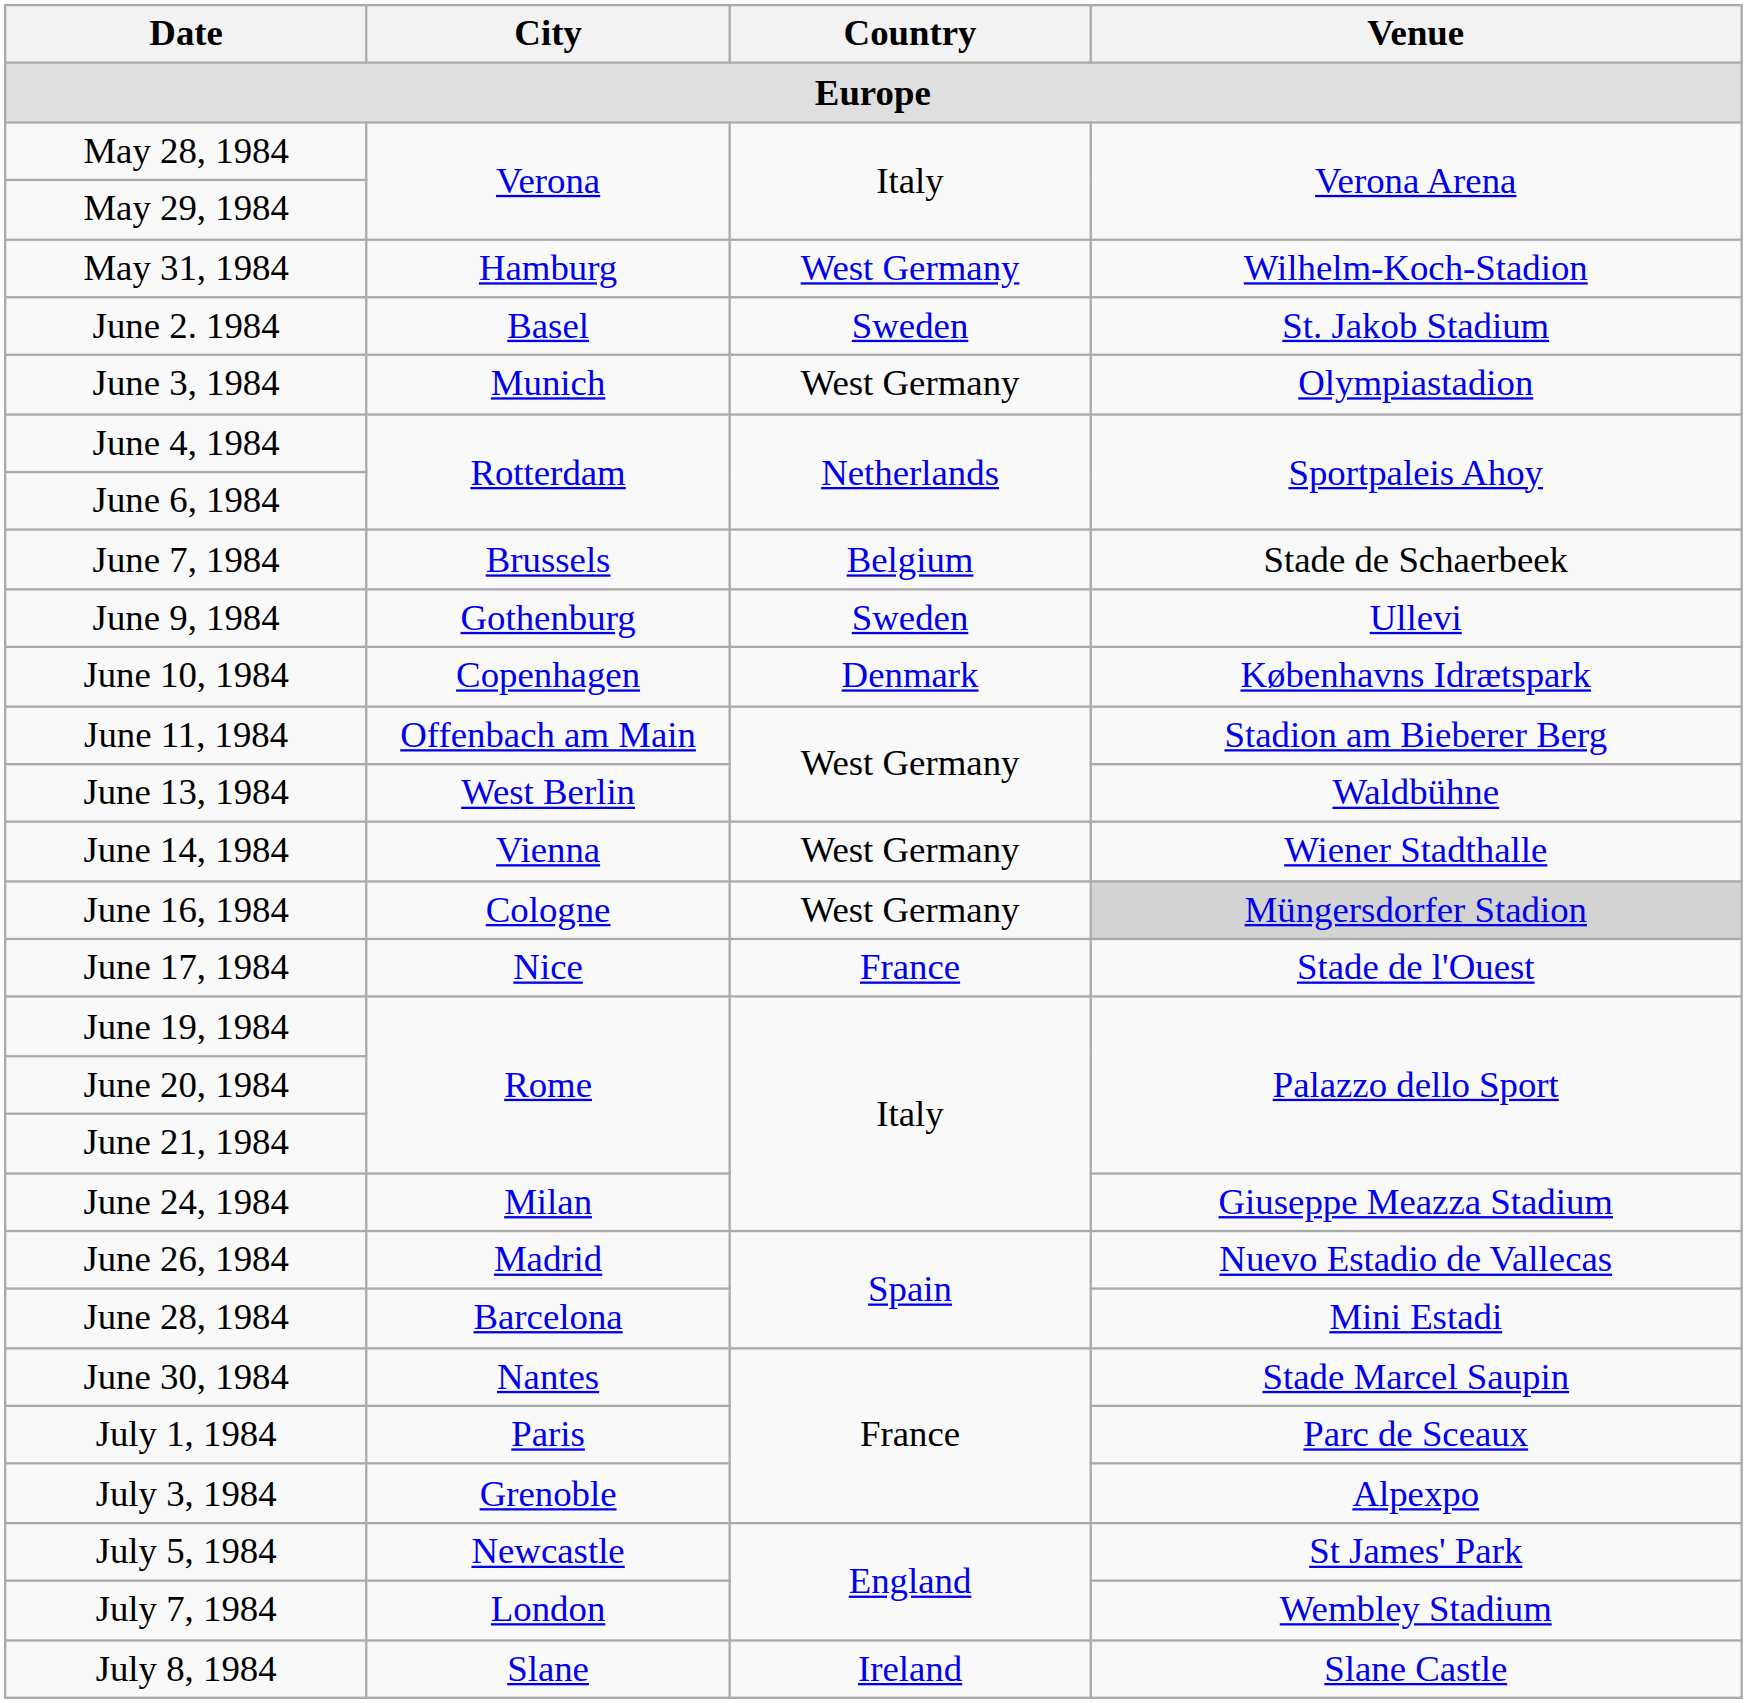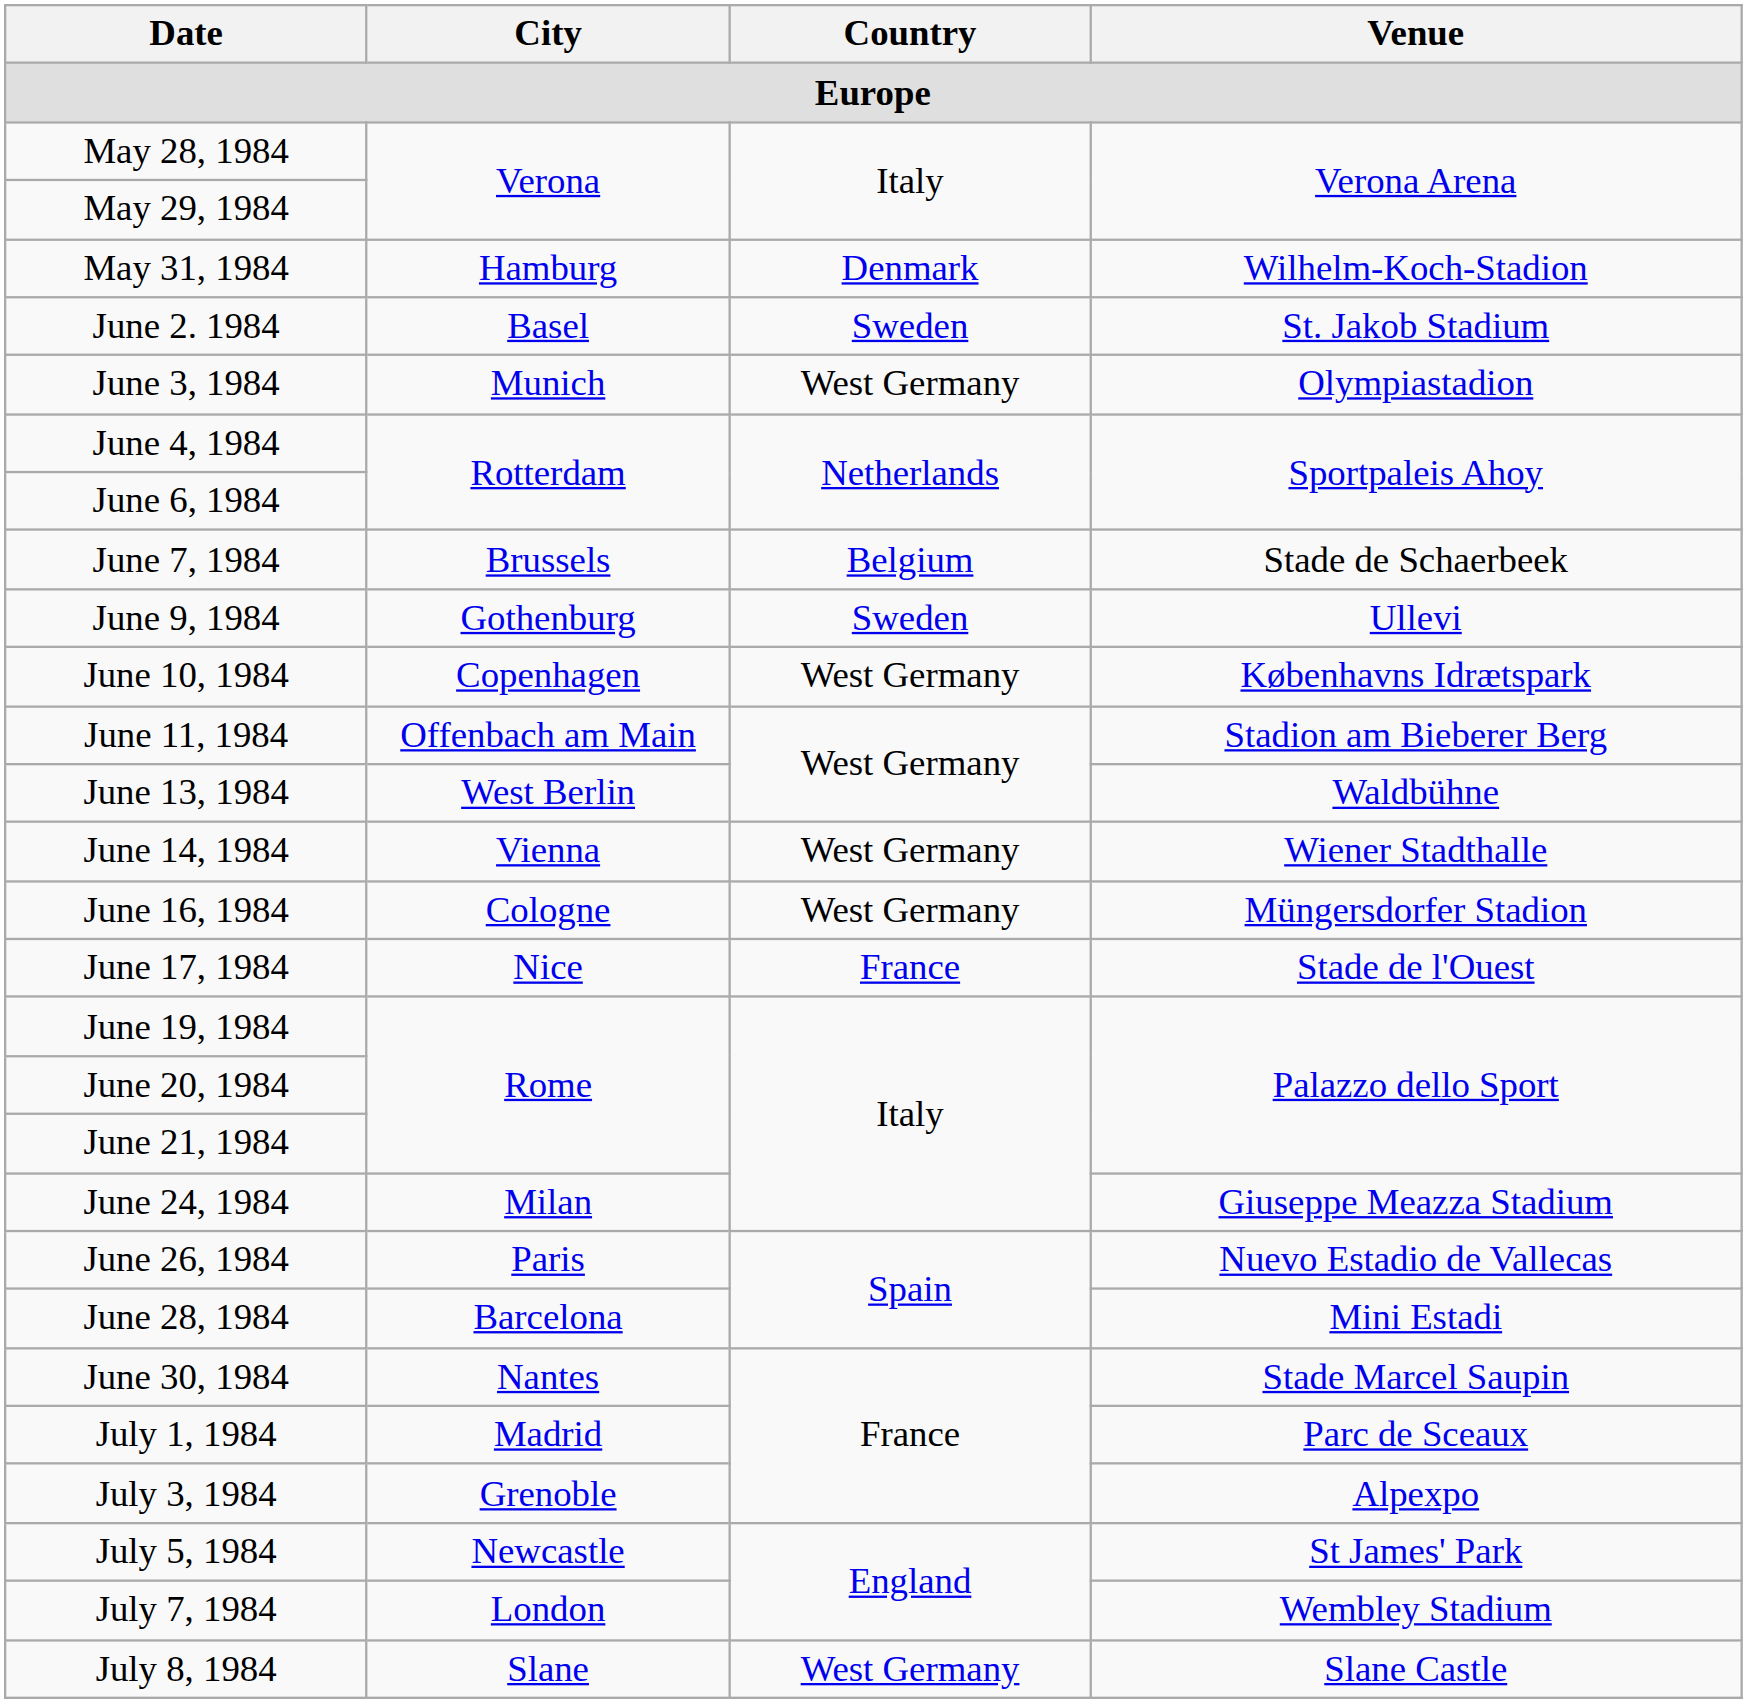(910, 267) West Germany -> (910, 267) Denmark
(910, 675) Denmark -> (910, 675) West Germany
(1416, 909) lightgrey background -> (1416, 909) no background
(548, 1259) Madrid -> (548, 1259) Paris
(548, 1434) Paris -> (548, 1434) Madrid
(910, 1667) Ireland -> (910, 1667) West Germany
